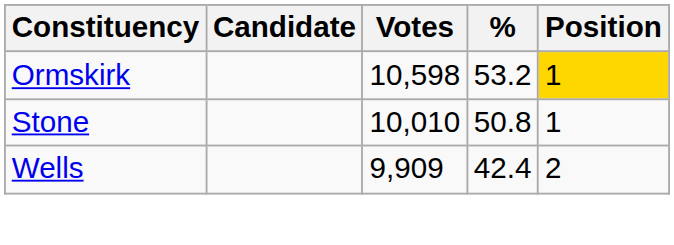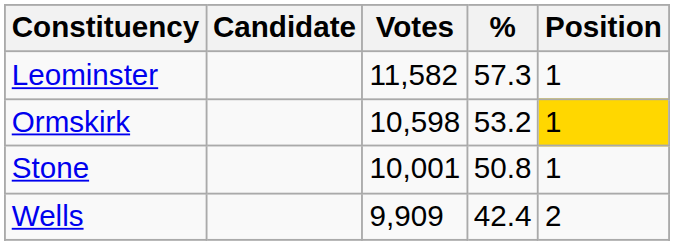+ row: (85, 74)
(415, 121) 10,010 -> (415, 168) 10,001
